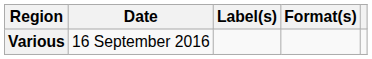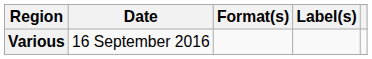columns swapped: (320, 16) <-> (247, 16)
